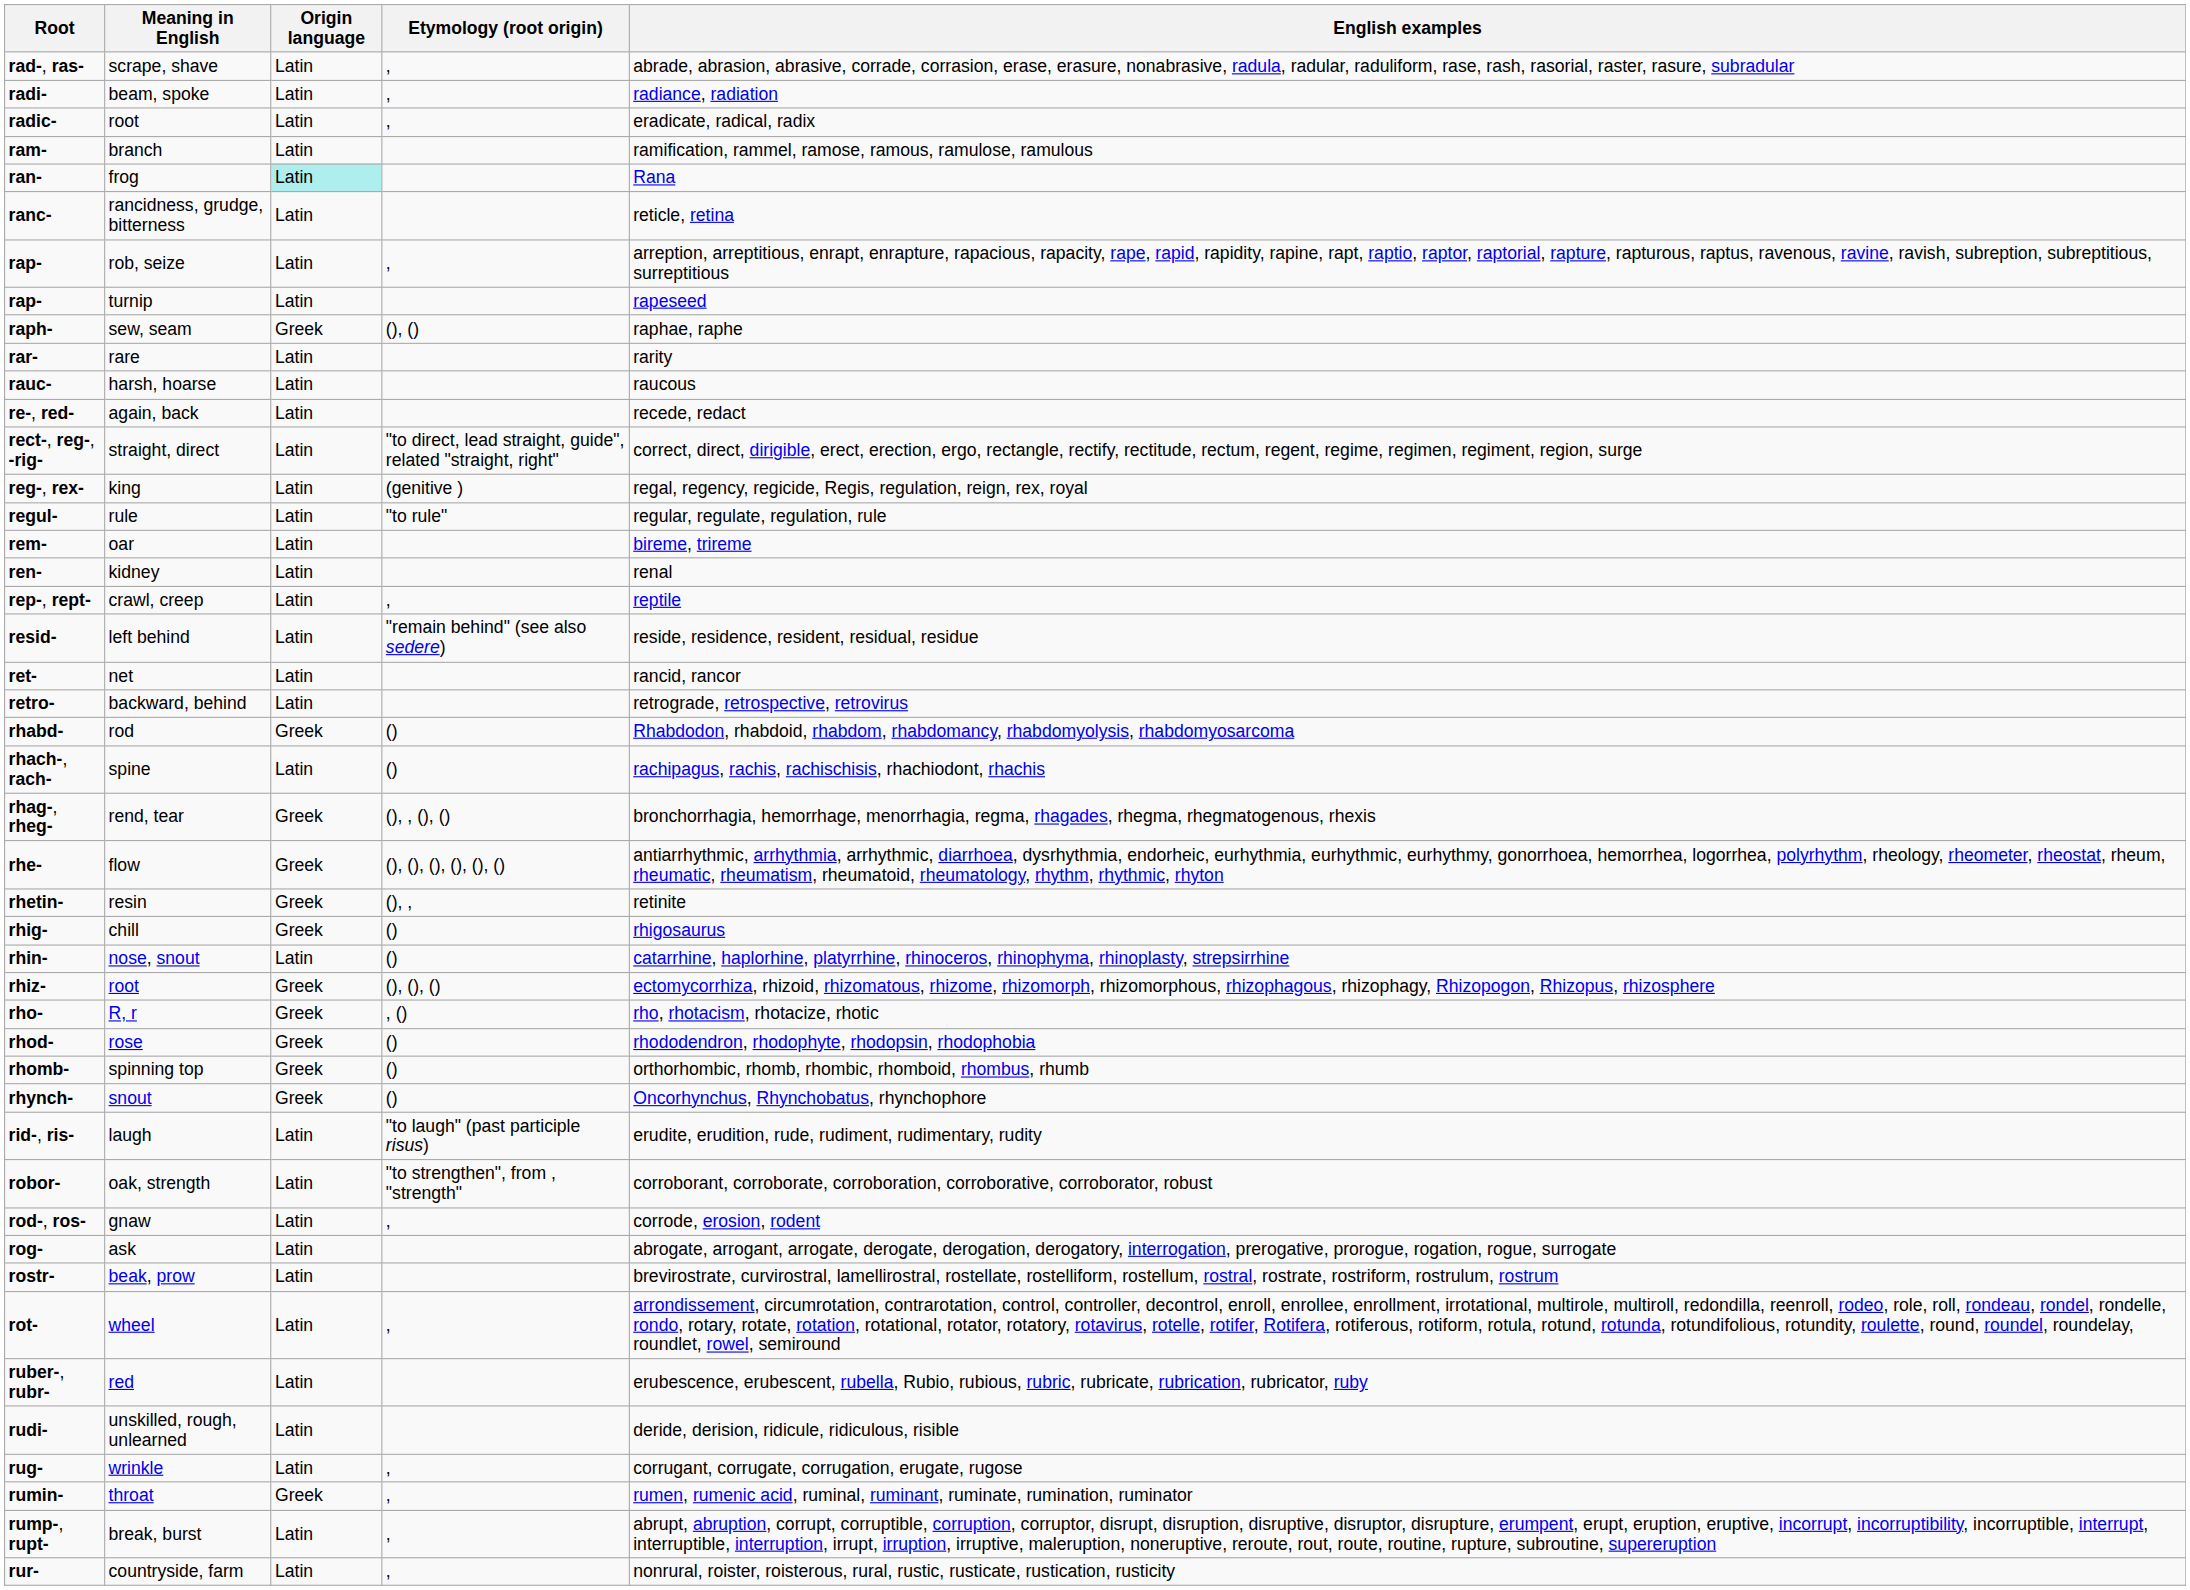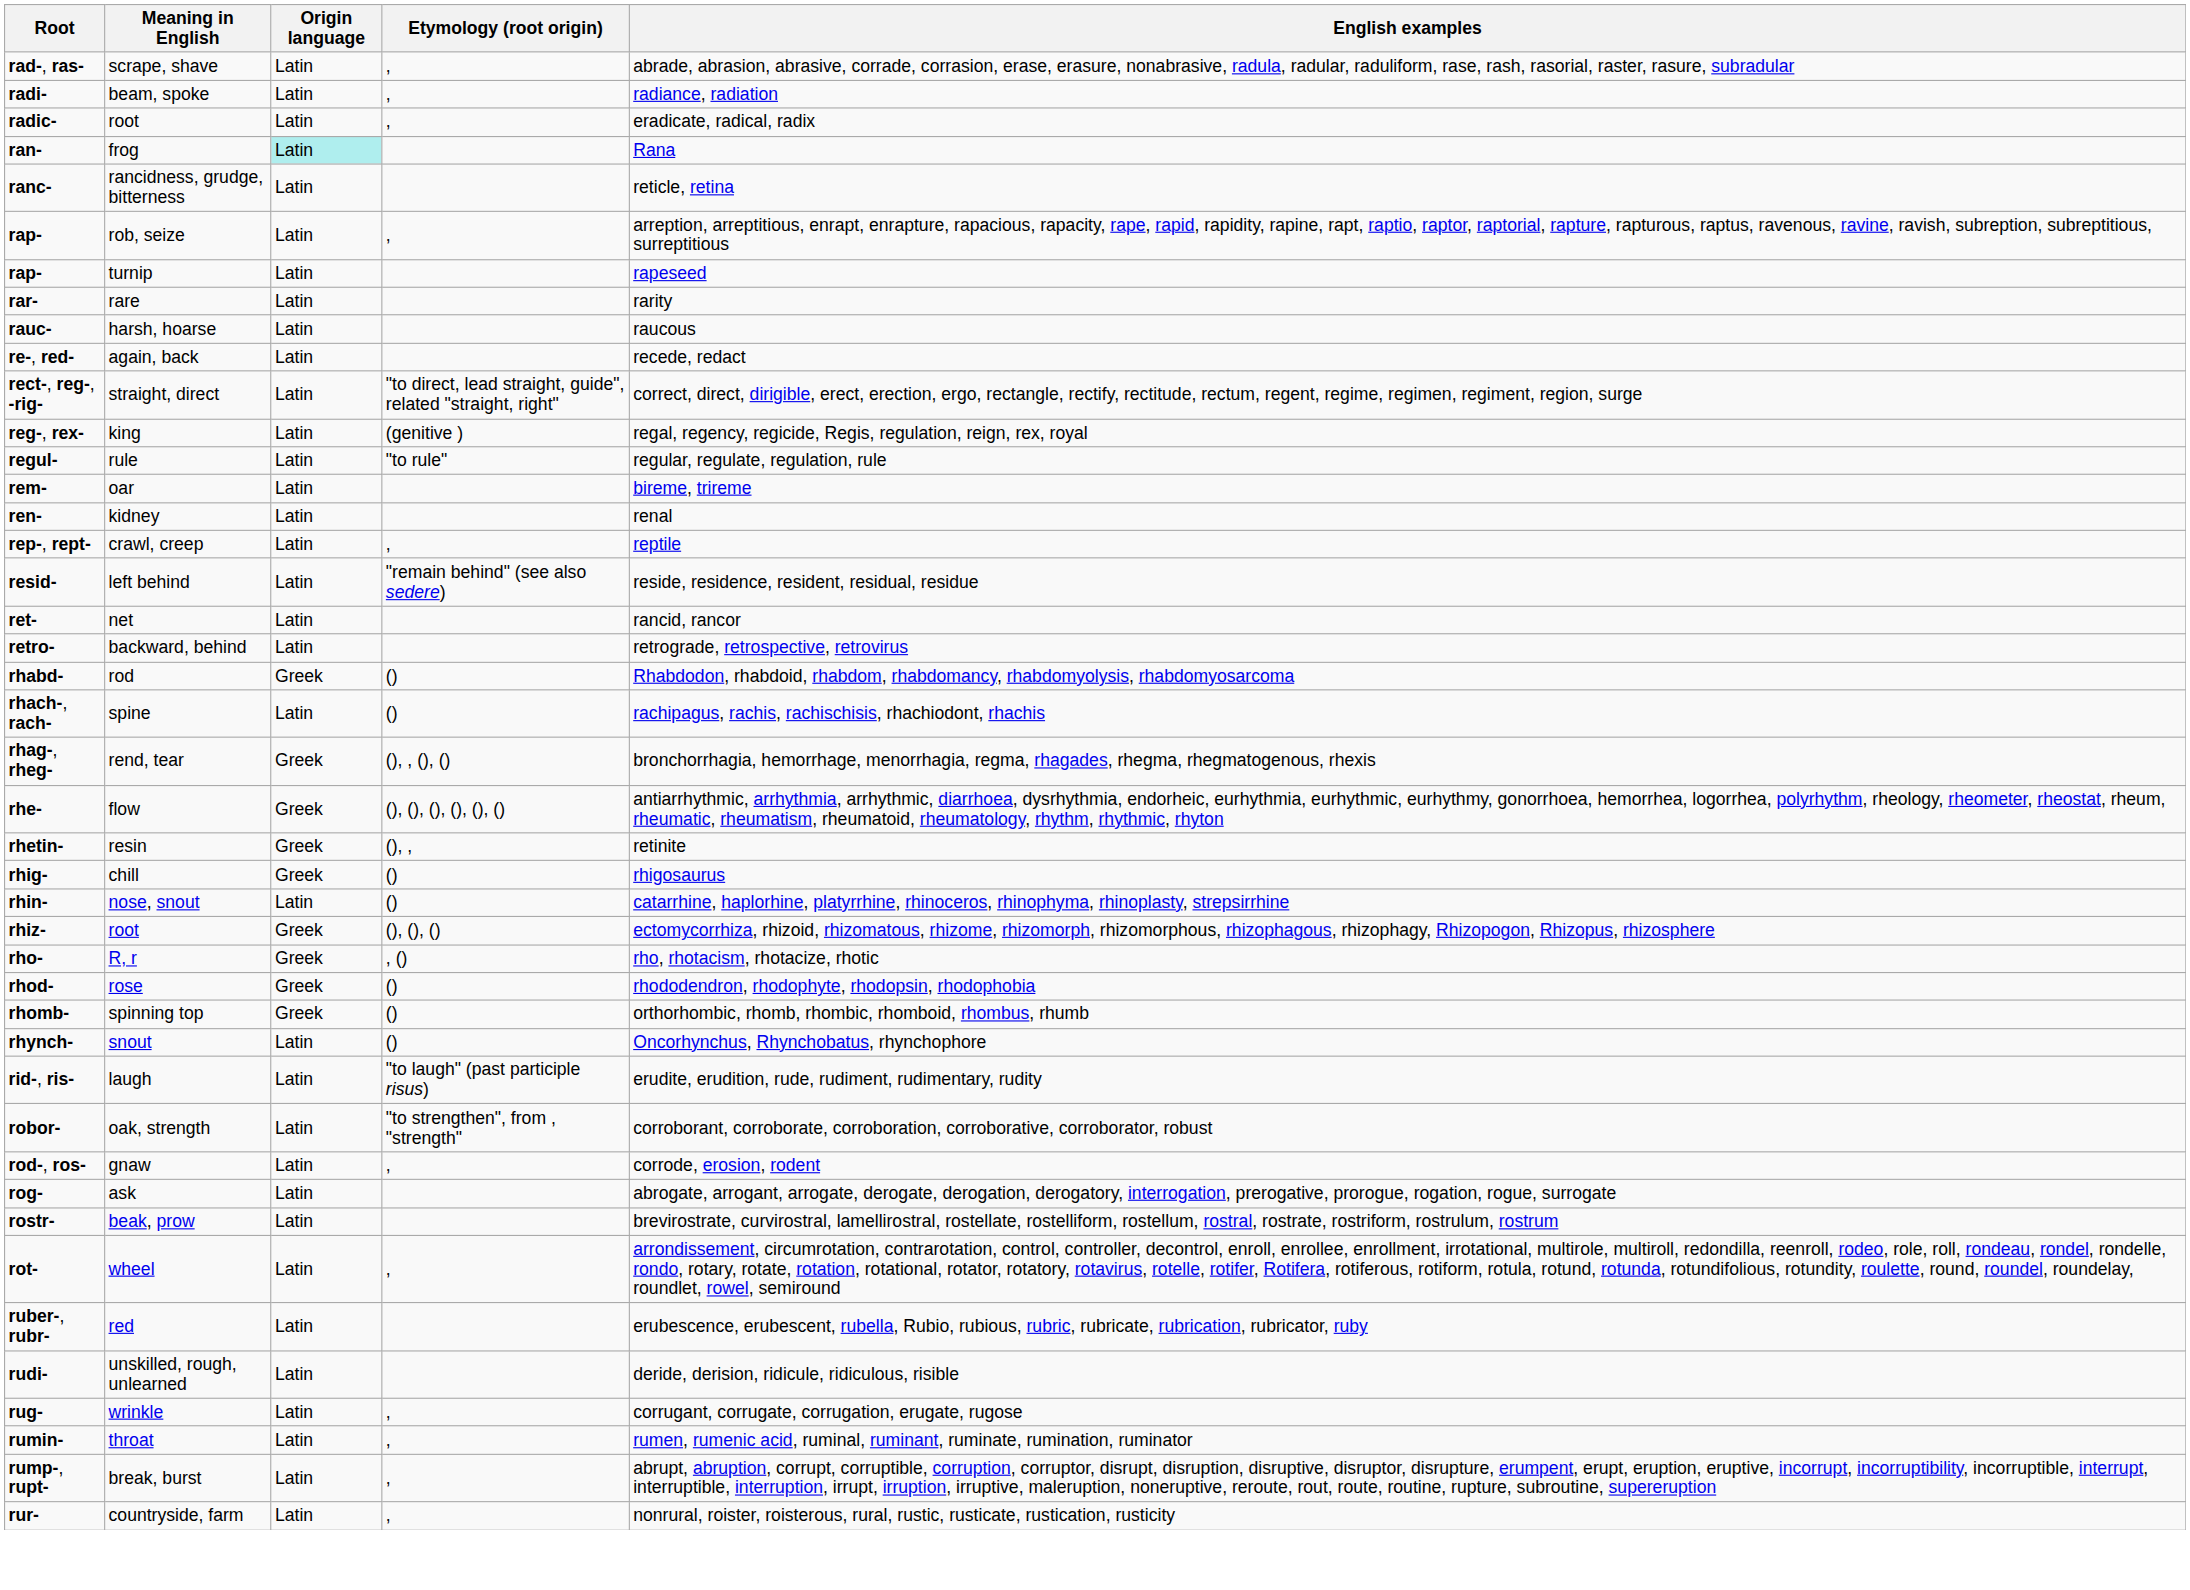- row: (28, 149)
- row: (31, 329)
(299, 1097) Greek -> (294, 1042) Latin
(299, 1495) Greek -> (294, 1440) Latin
